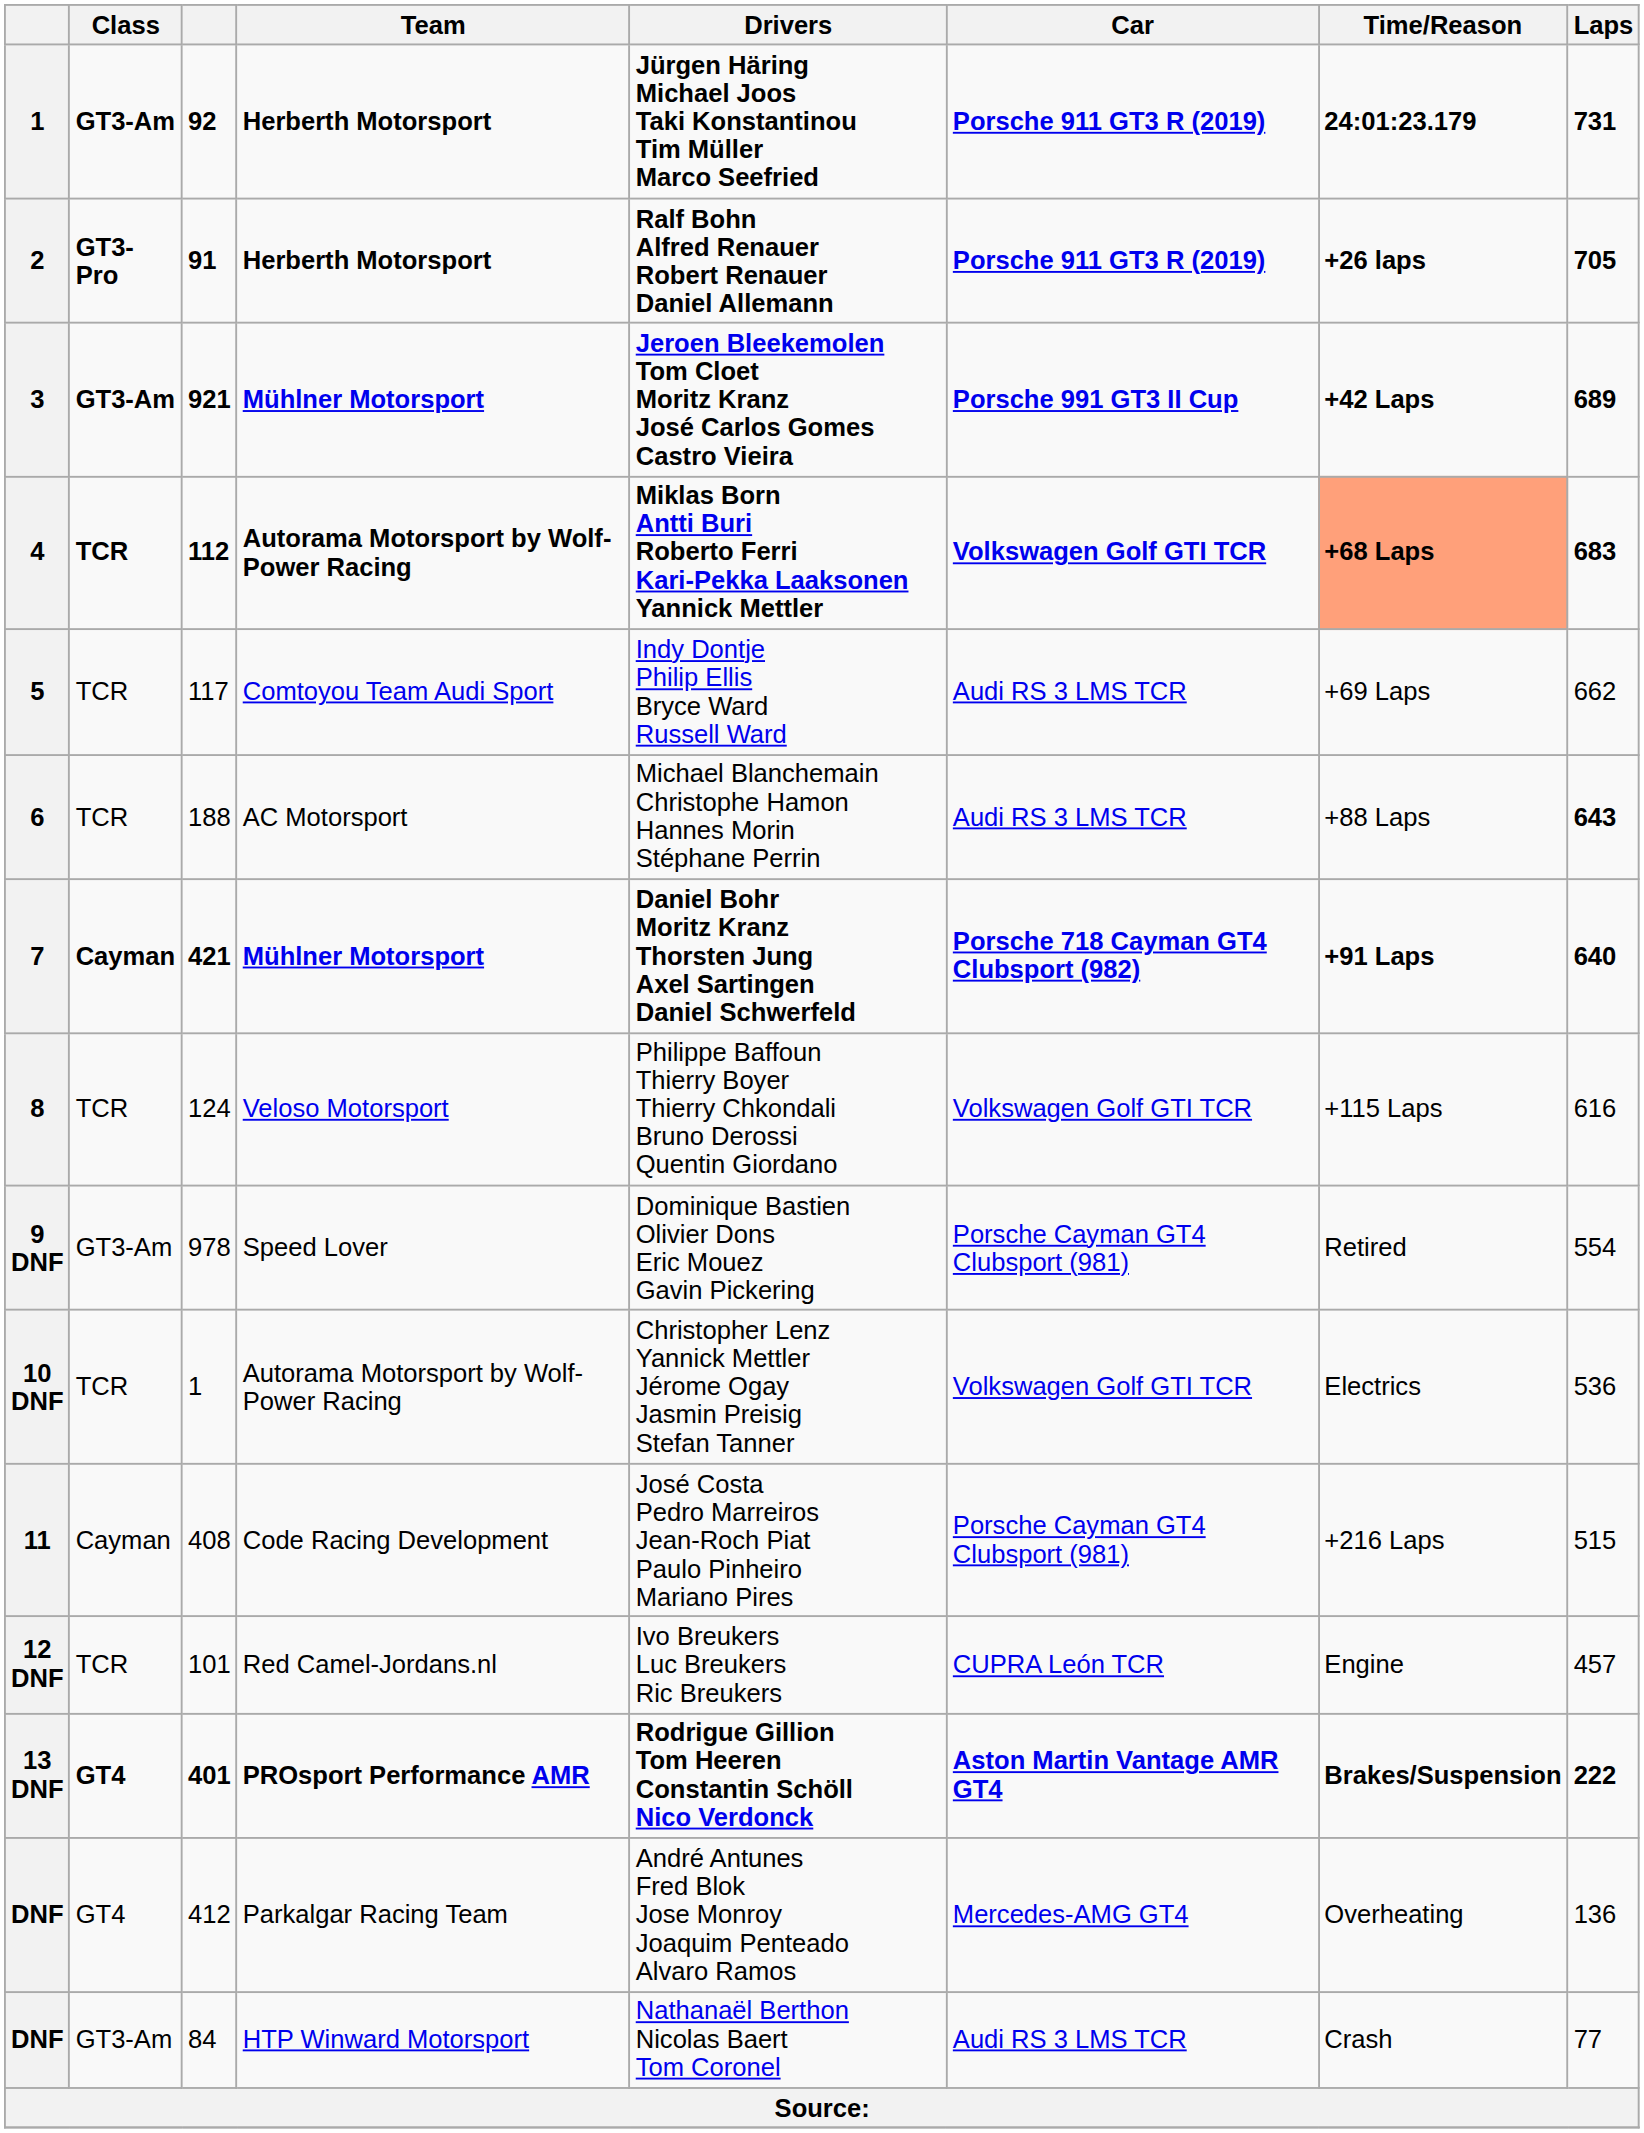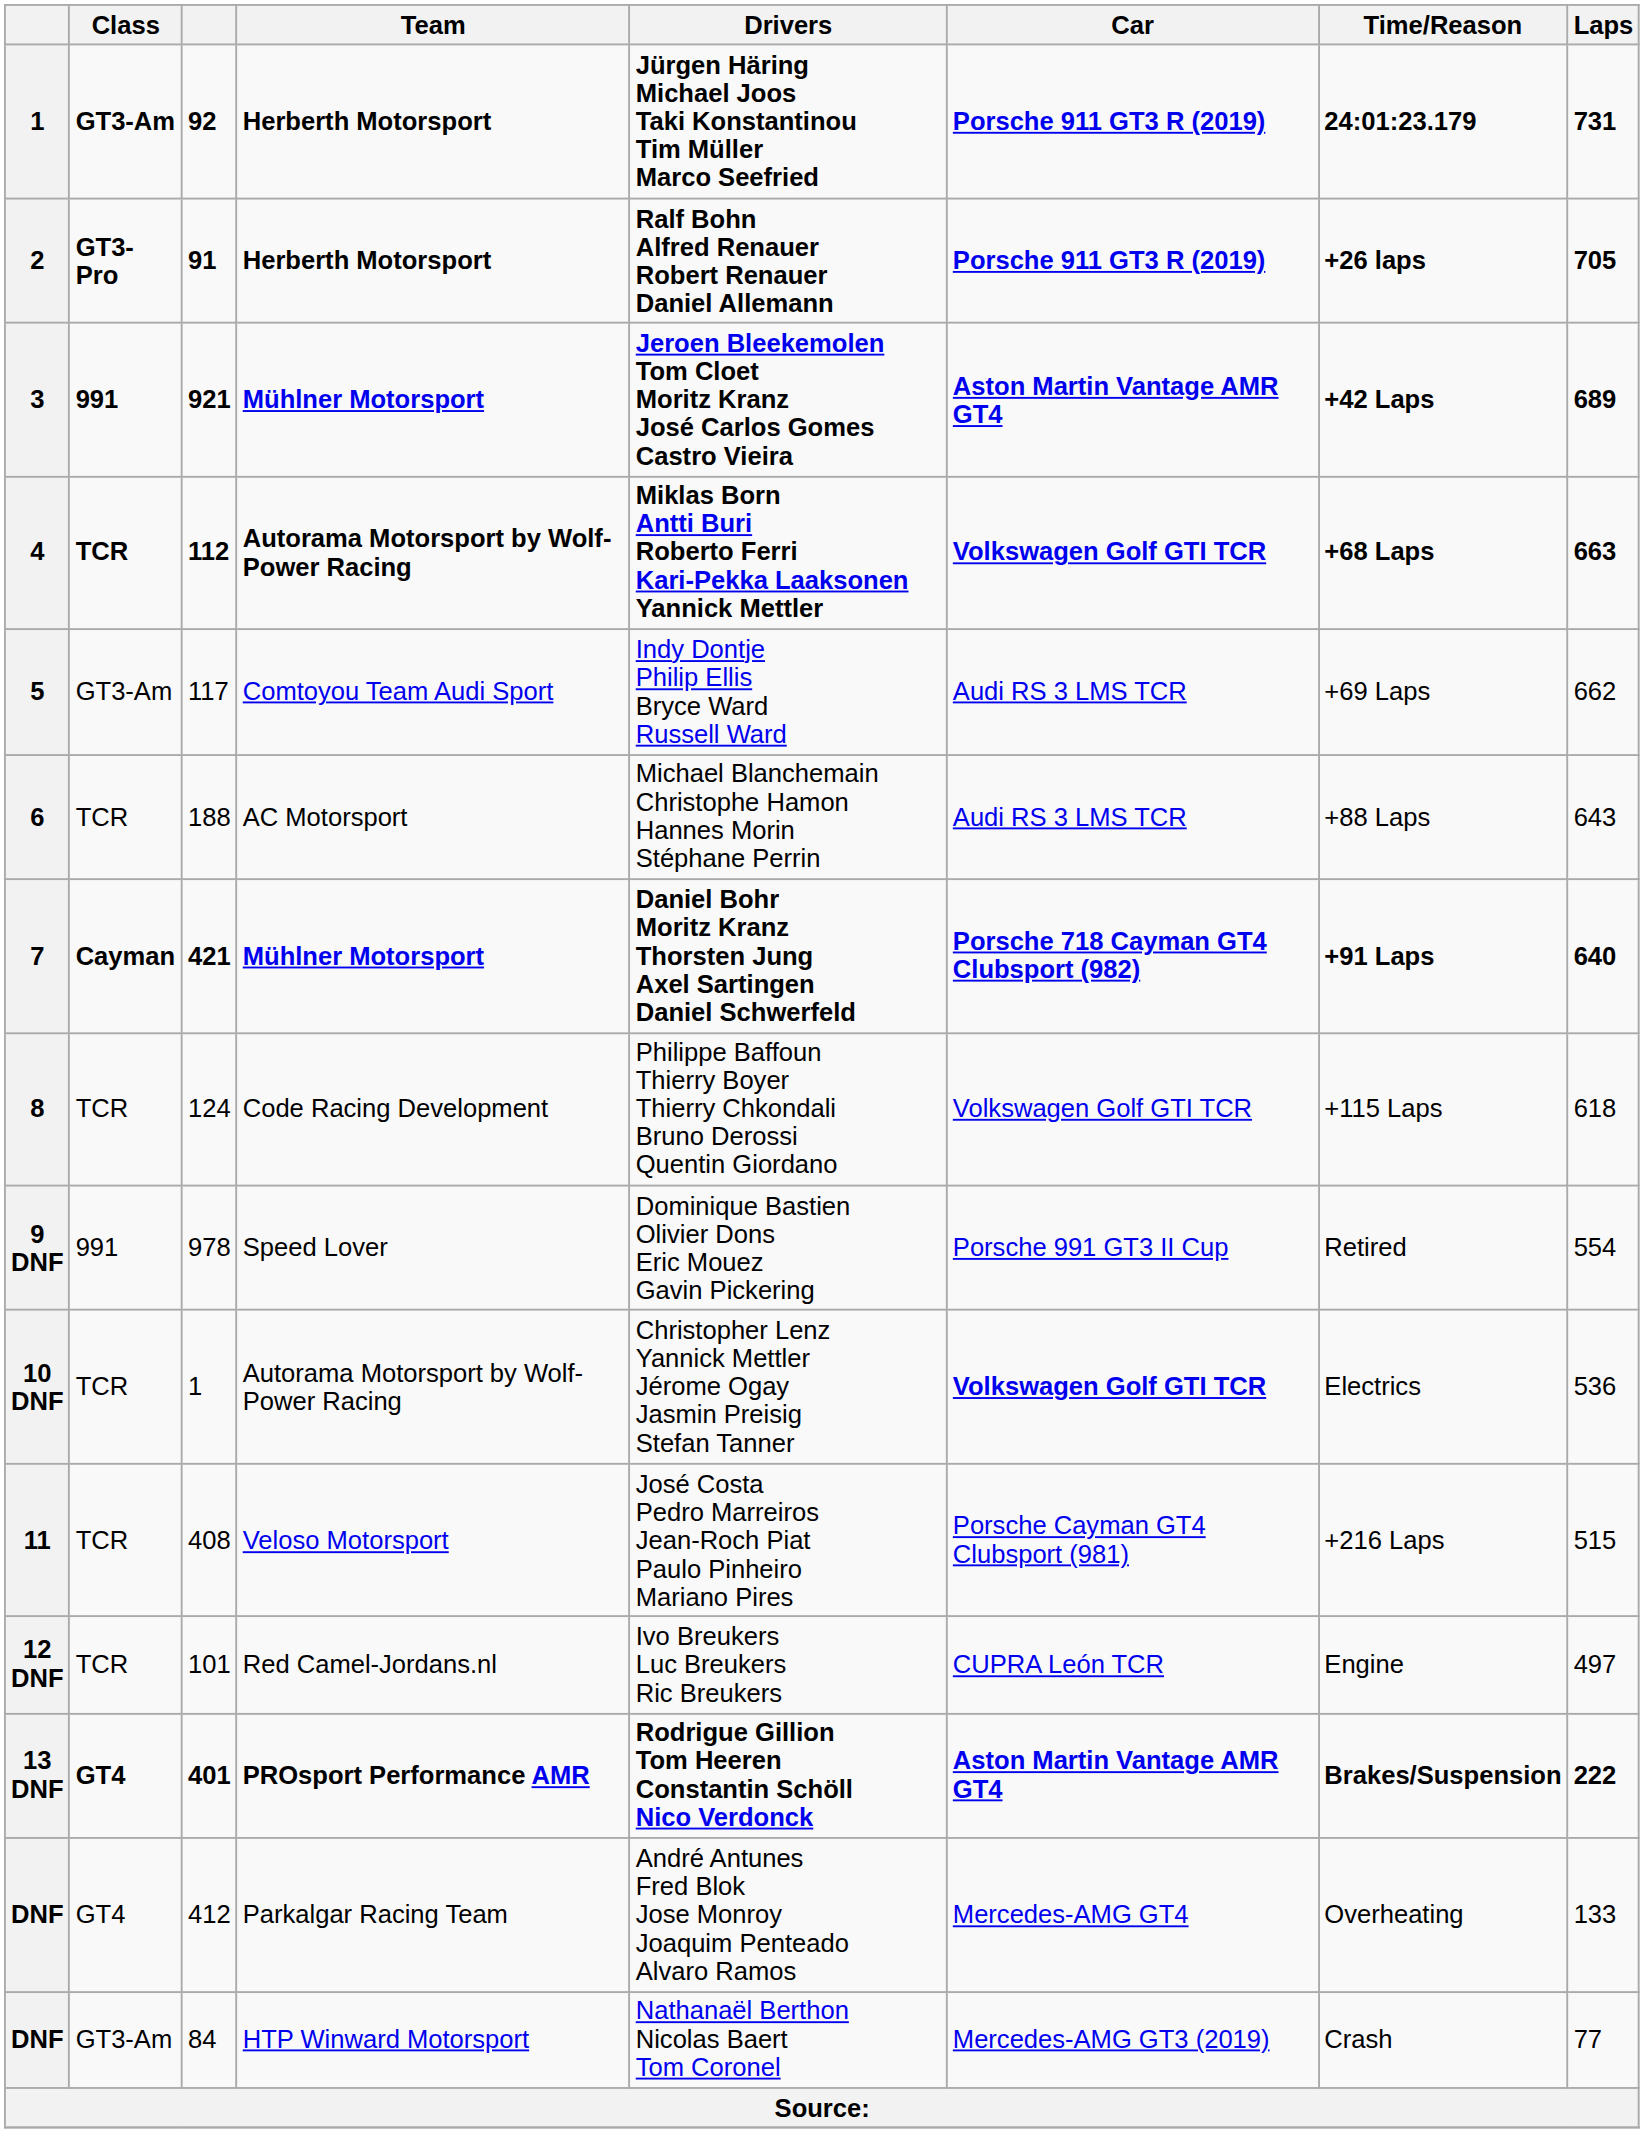(125, 399) GT3-Am -> (97, 399) 991
(1096, 399) Porsche 991 GT3 II Cup -> (1116, 399) Aston Martin Vantage AMR GT4
(1379, 552) lightsalmon background -> (1379, 552) no background
(1595, 552) 683 -> (1595, 552) 663
(102, 691) TCR -> (124, 691) GT3-Am
(1595, 816) bold -> (1595, 816) normal
(346, 1109) Veloso Motorsport -> (395, 1109) Code Racing Development
(1595, 1109) 616 -> (1595, 1109) 618
(124, 1248) GT3-Am -> (97, 1248) 991
(1079, 1248) Porsche Cayman GT4 Clubsport (981) -> (1091, 1248) Porsche 991 GT3 II Cup
(1102, 1387) normal -> (1110, 1387) bold
(123, 1540) Cayman -> (102, 1540) TCR
(395, 1540) Code Racing Development -> (346, 1540) Veloso Motorsport
(1595, 1665) 457 -> (1595, 1665) 497
(1595, 1914) 136 -> (1595, 1914) 133
(1070, 2039) Audi RS 3 LMS TCR -> (1111, 2039) Mercedes-AMG GT3 (2019)
